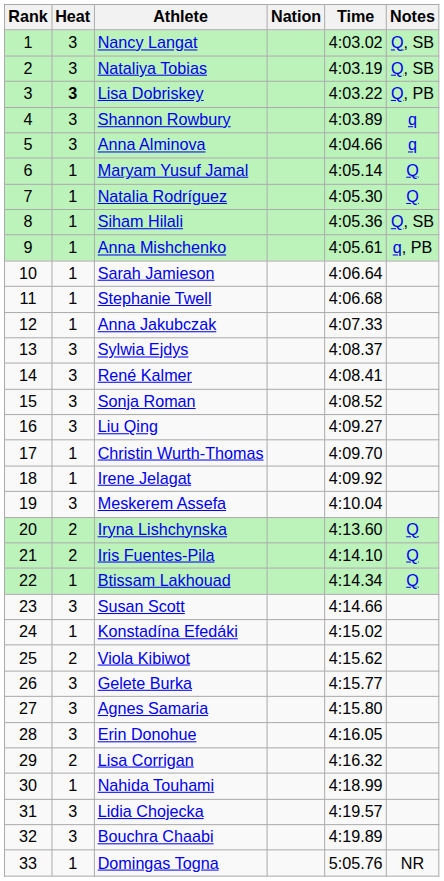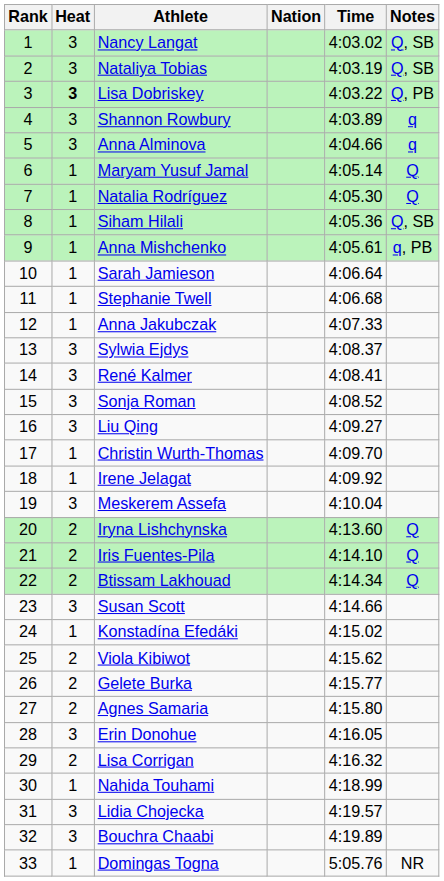(73, 581) 1 -> (73, 581) 2
(73, 683) 3 -> (73, 683) 2
(73, 709) 3 -> (73, 709) 2
